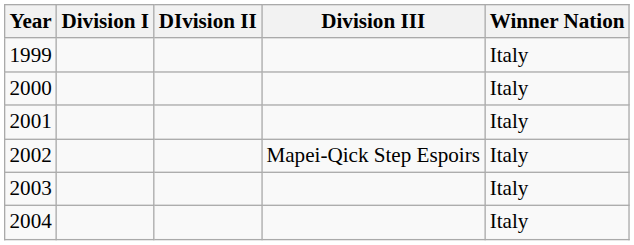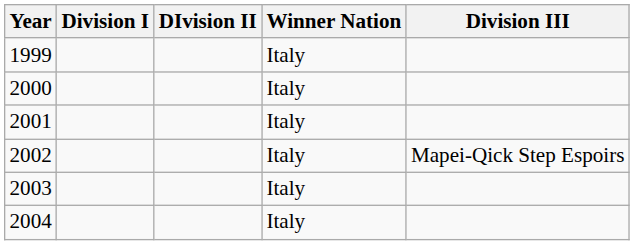columns swapped: (373, 21) <-> (557, 21)
